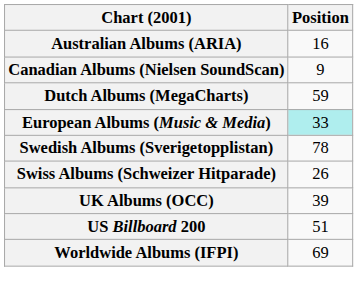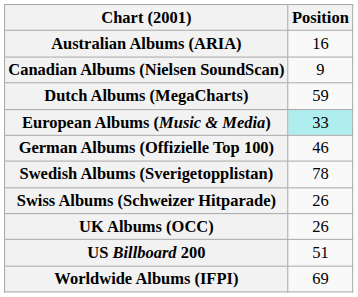+ row: (146, 148)
(320, 200) 39 -> (320, 226) 26
